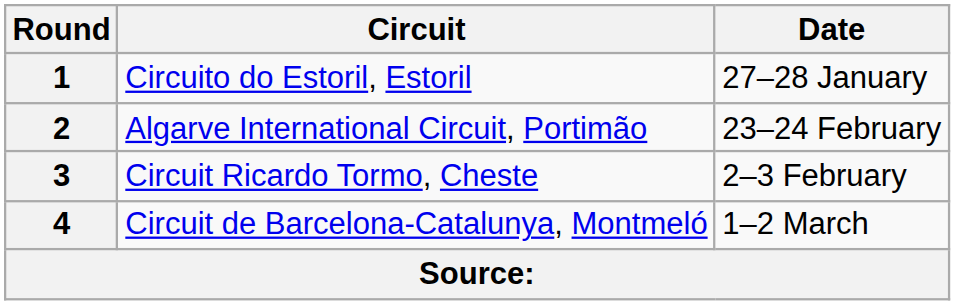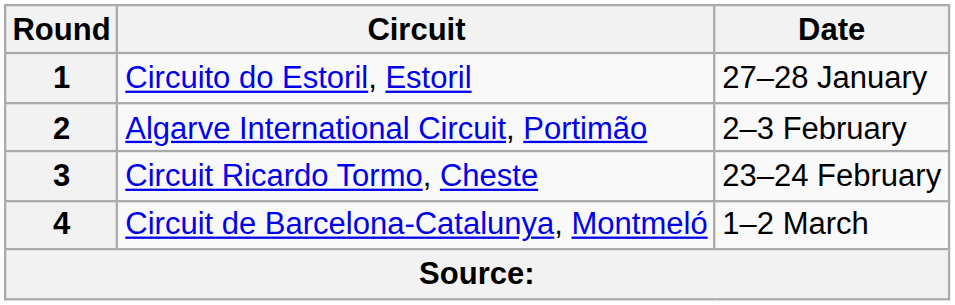(832, 127) 23–24 February -> (814, 127) 2–3 February
(814, 176) 2–3 February -> (832, 176) 23–24 February
